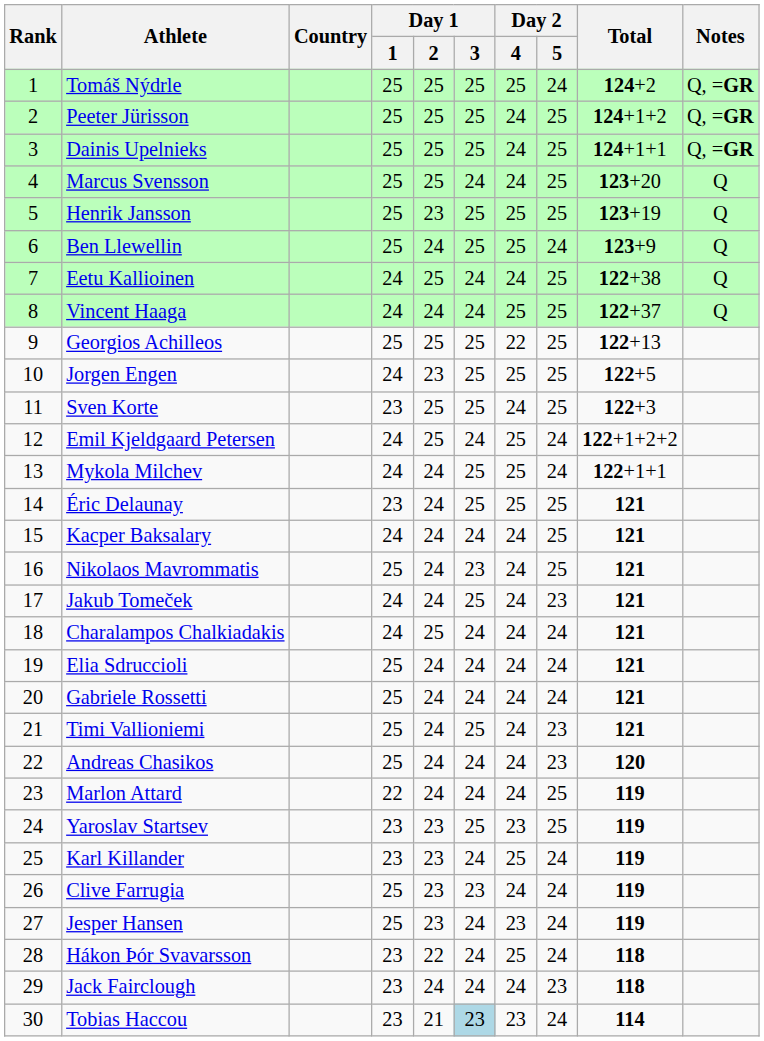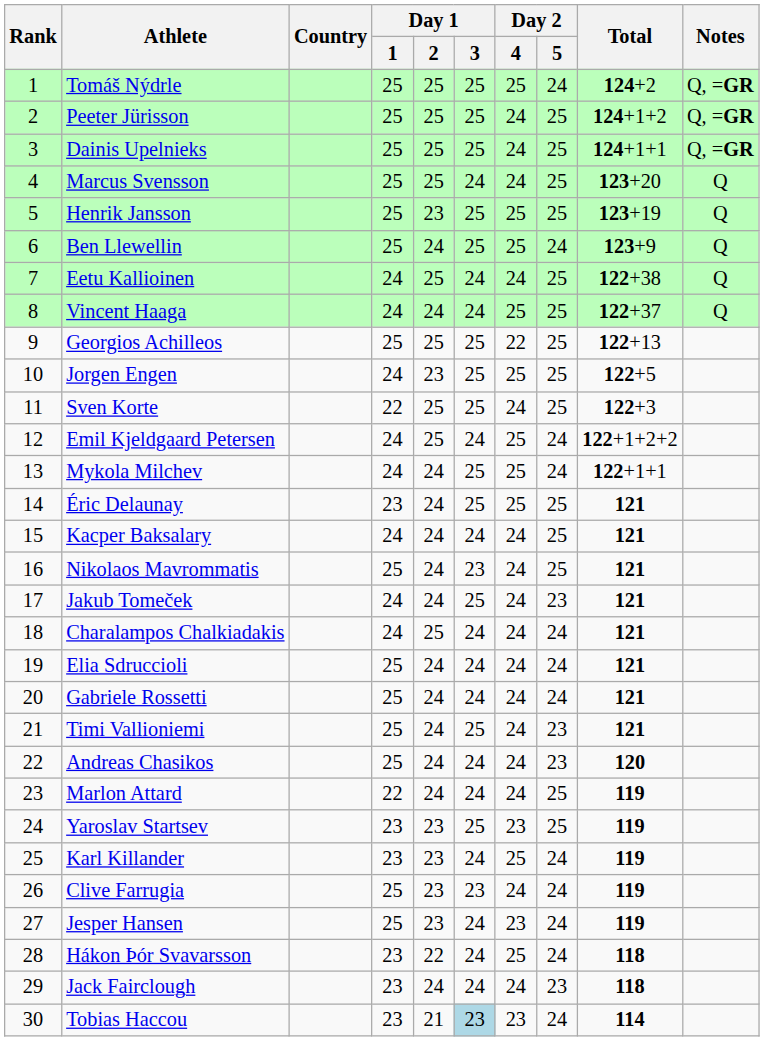(393, 407) 23 -> (393, 407) 22
